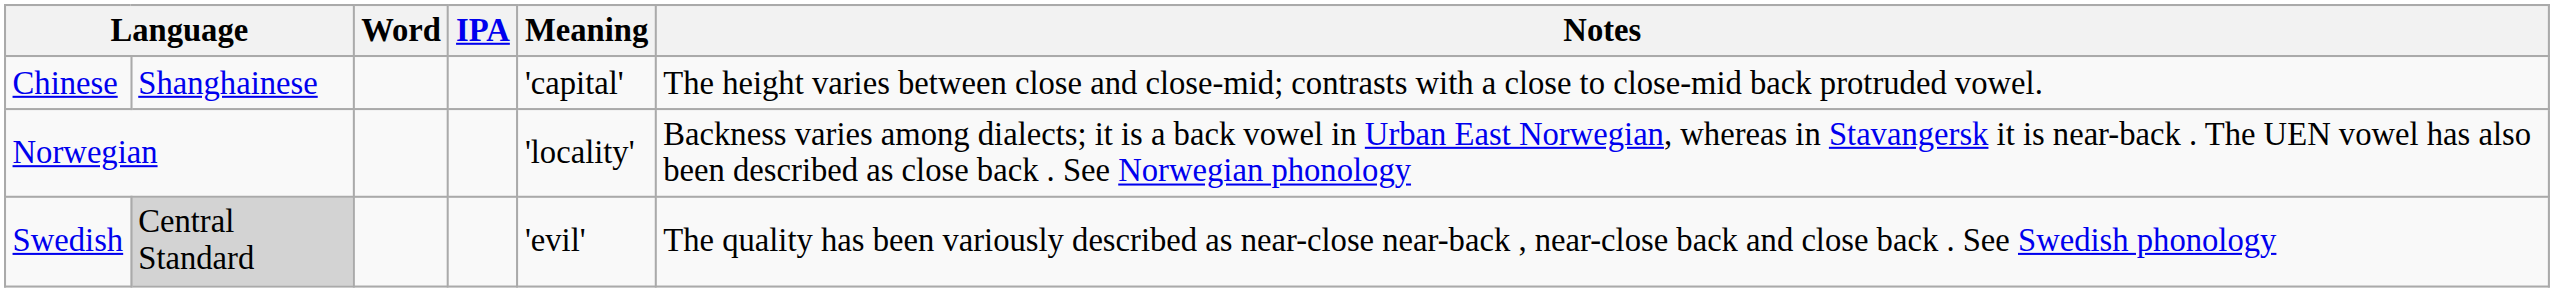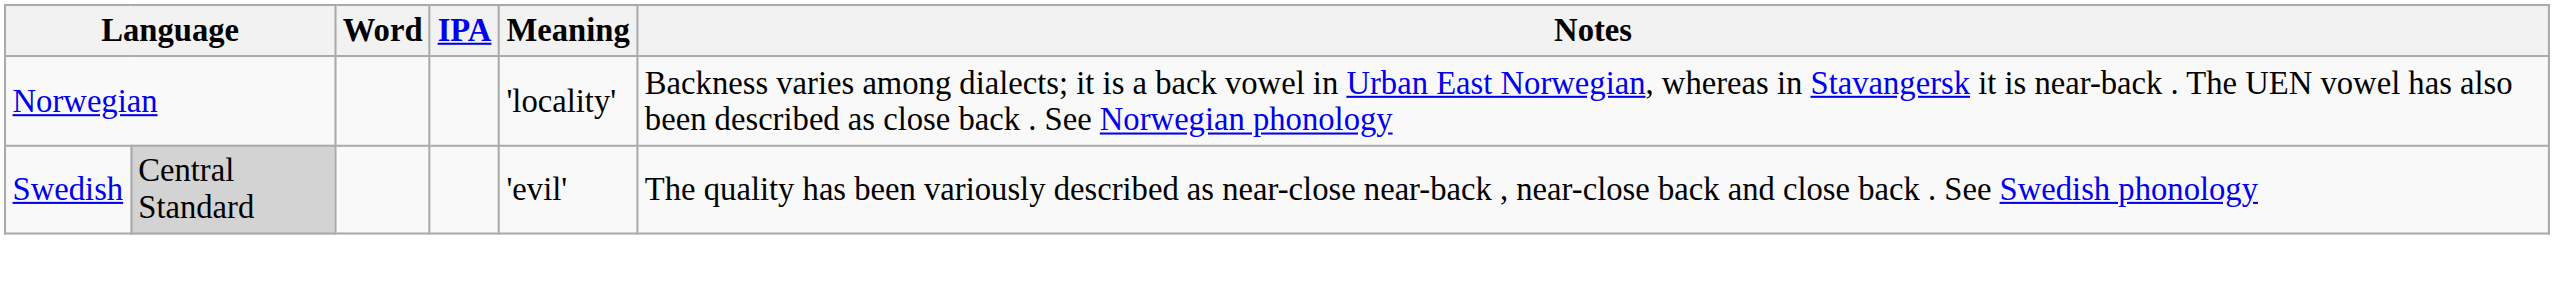- row: (65, 82)
